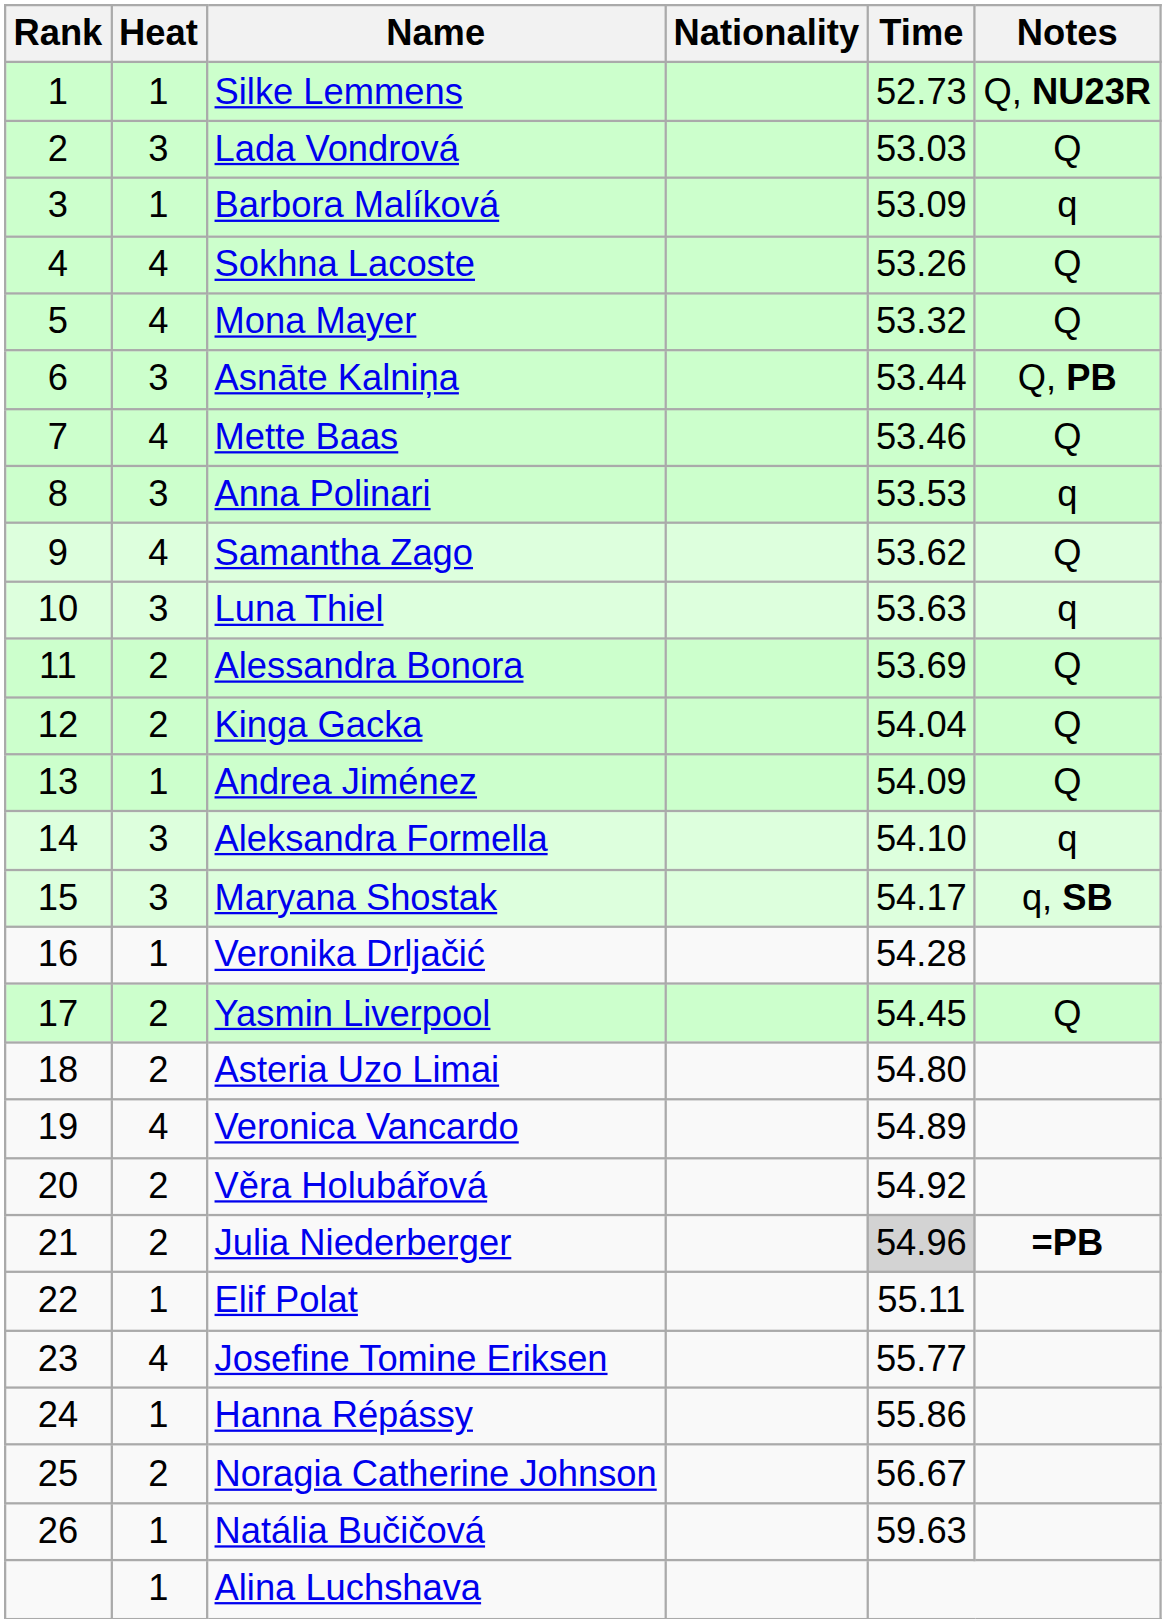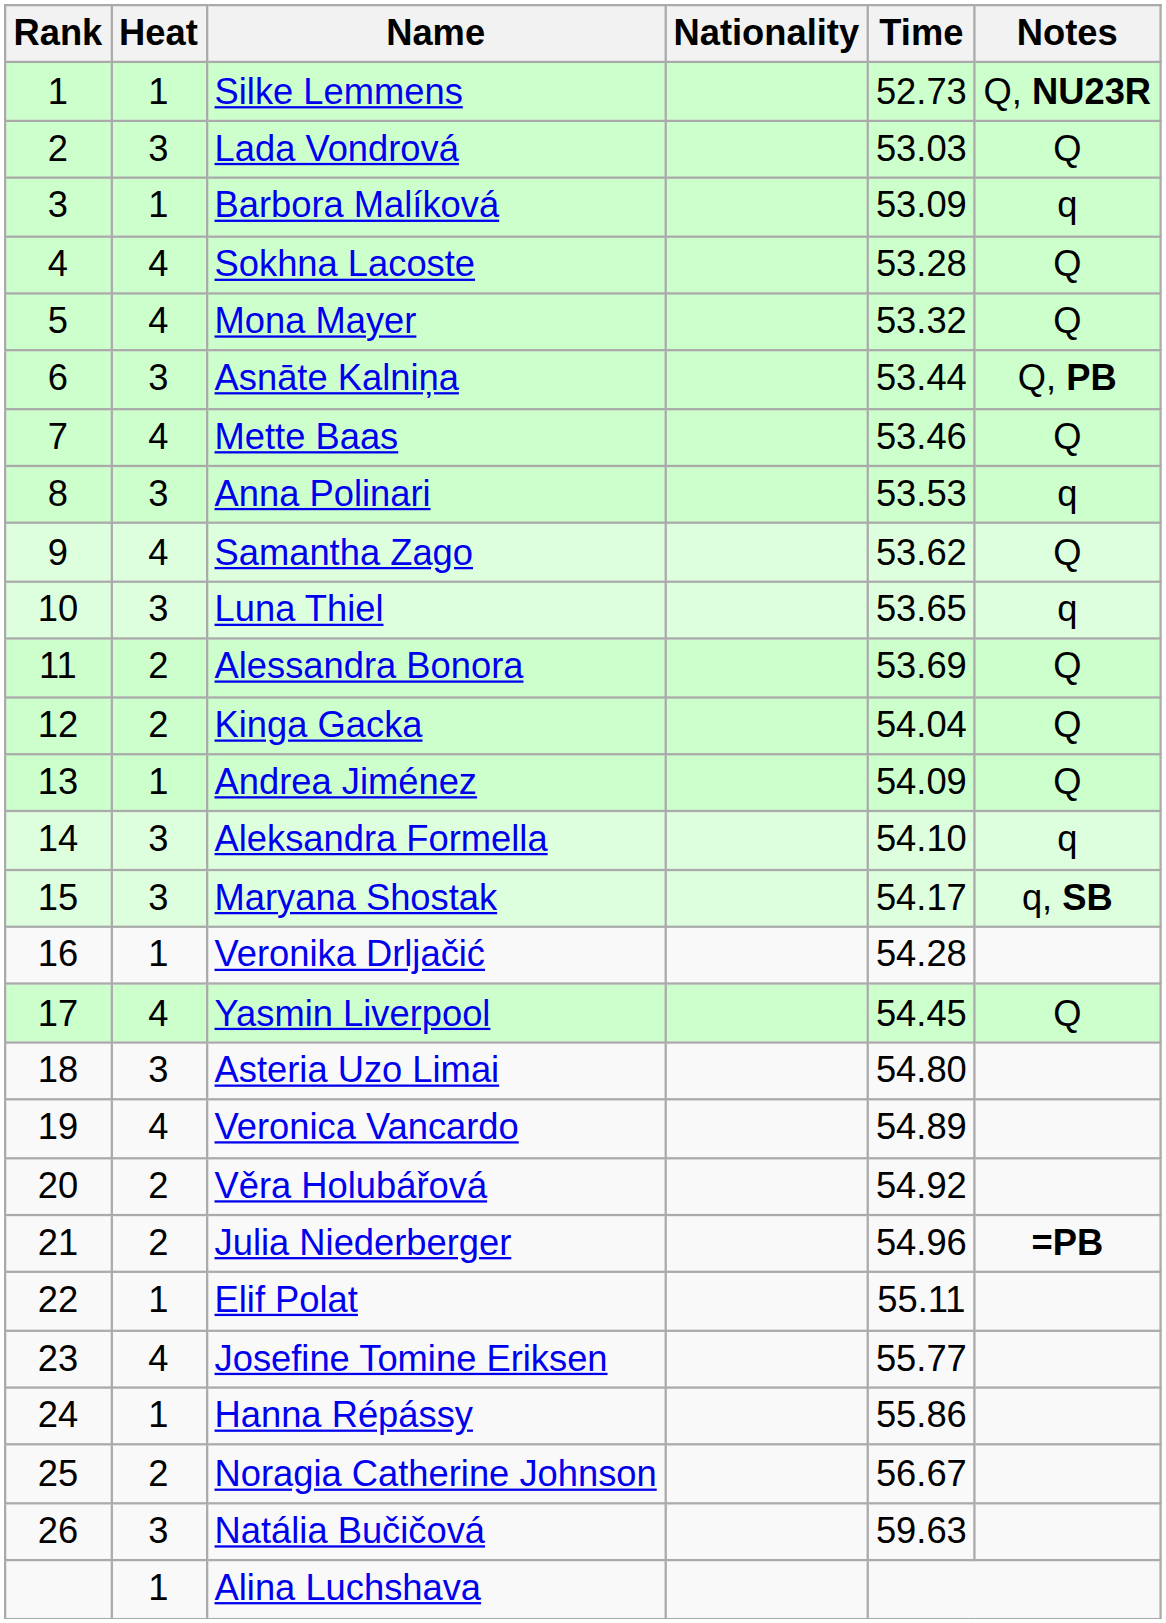(921, 263) 53.26 -> (921, 263) 53.28
(921, 609) 53.63 -> (921, 609) 53.65
(158, 1012) 2 -> (158, 1012) 4
(158, 1070) 2 -> (158, 1070) 3
(921, 1242) lightgrey background -> (921, 1242) no background
(158, 1530) 1 -> (158, 1530) 3
